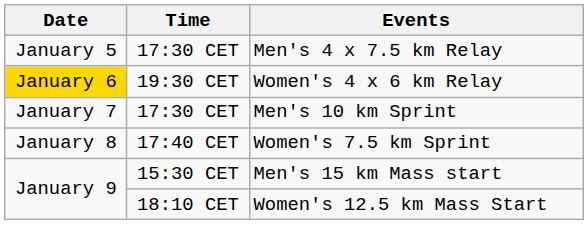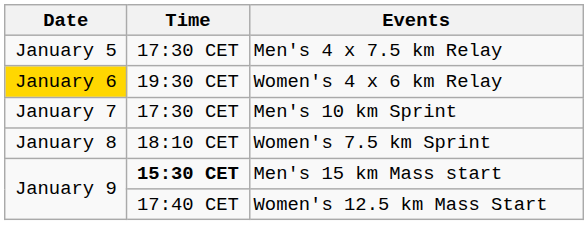(188, 143) 17:40 CET -> (188, 143) 18:10 CET
(188, 174) normal -> (188, 174) bold
(188, 204) 18:10 CET -> (188, 204) 17:40 CET
